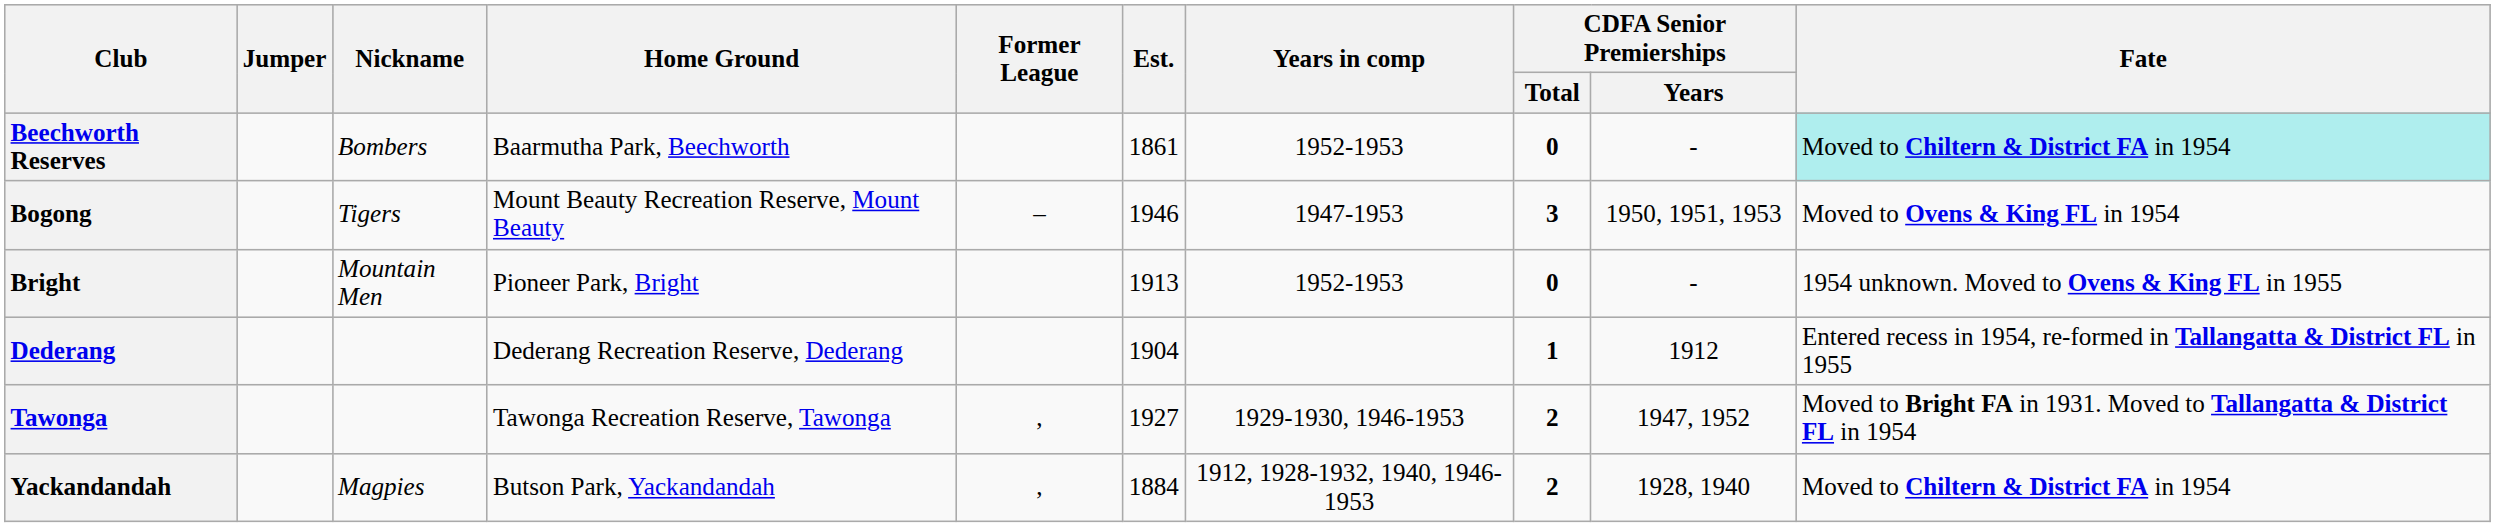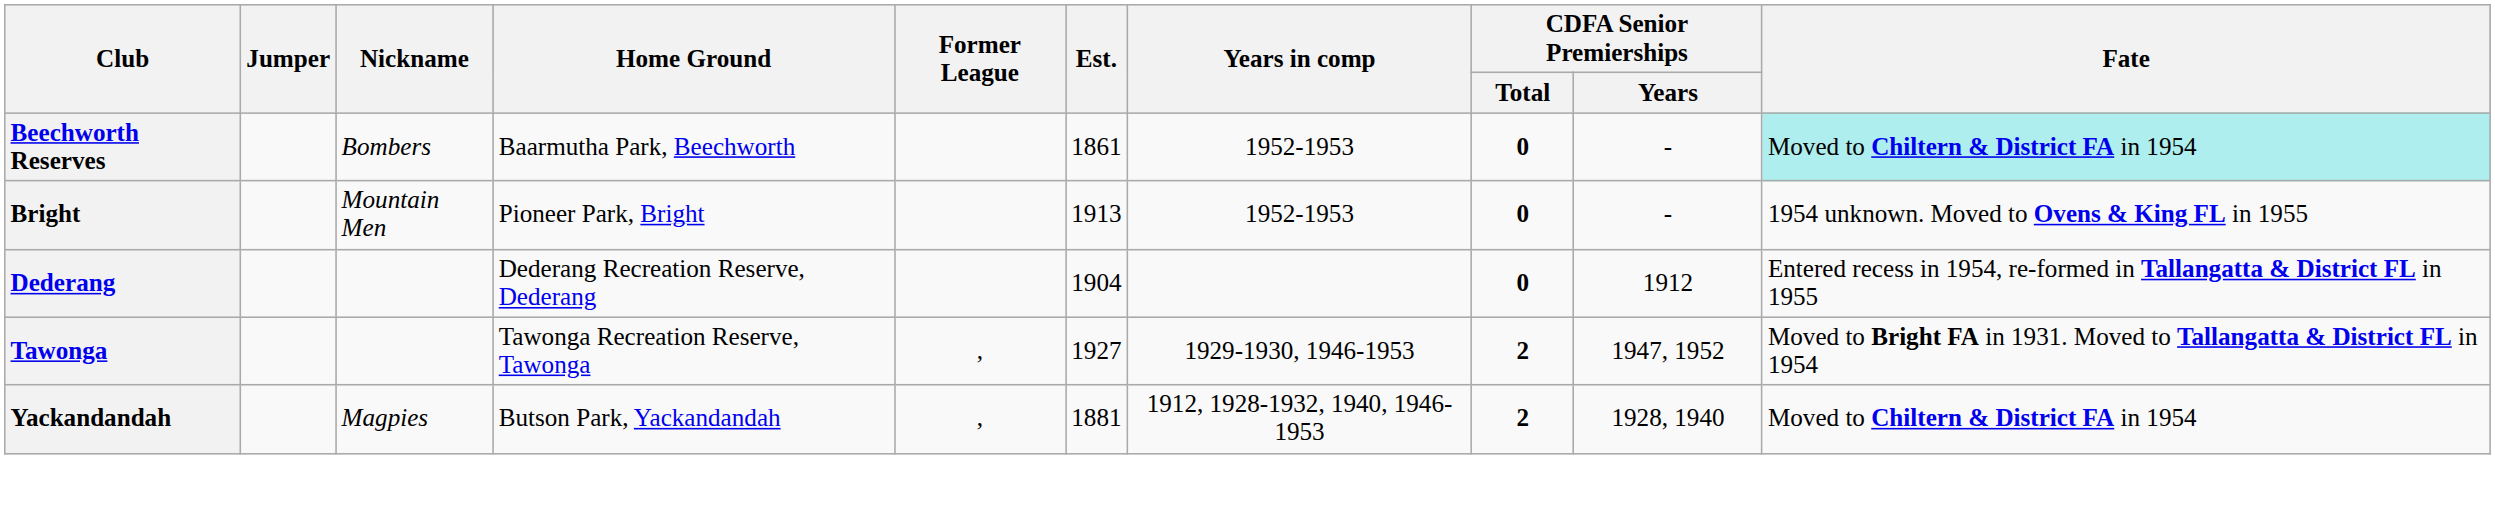- row: (51, 214)
(1552, 350) 1 -> (1523, 282) 0
(1154, 486) 1884 -> (1096, 418) 1881
